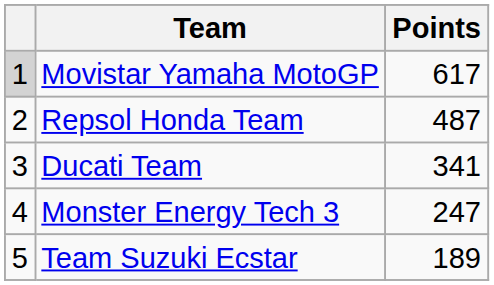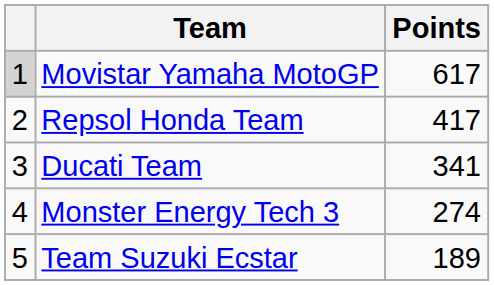(457, 120) 487 -> (457, 120) 417
(457, 212) 247 -> (457, 212) 274
